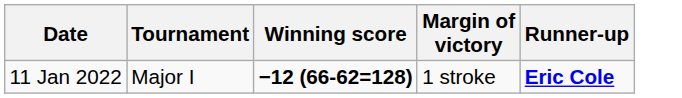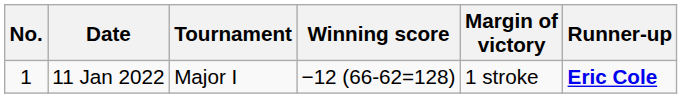+ column: (26, 33)
(336, 77) bold -> (379, 77) normal
